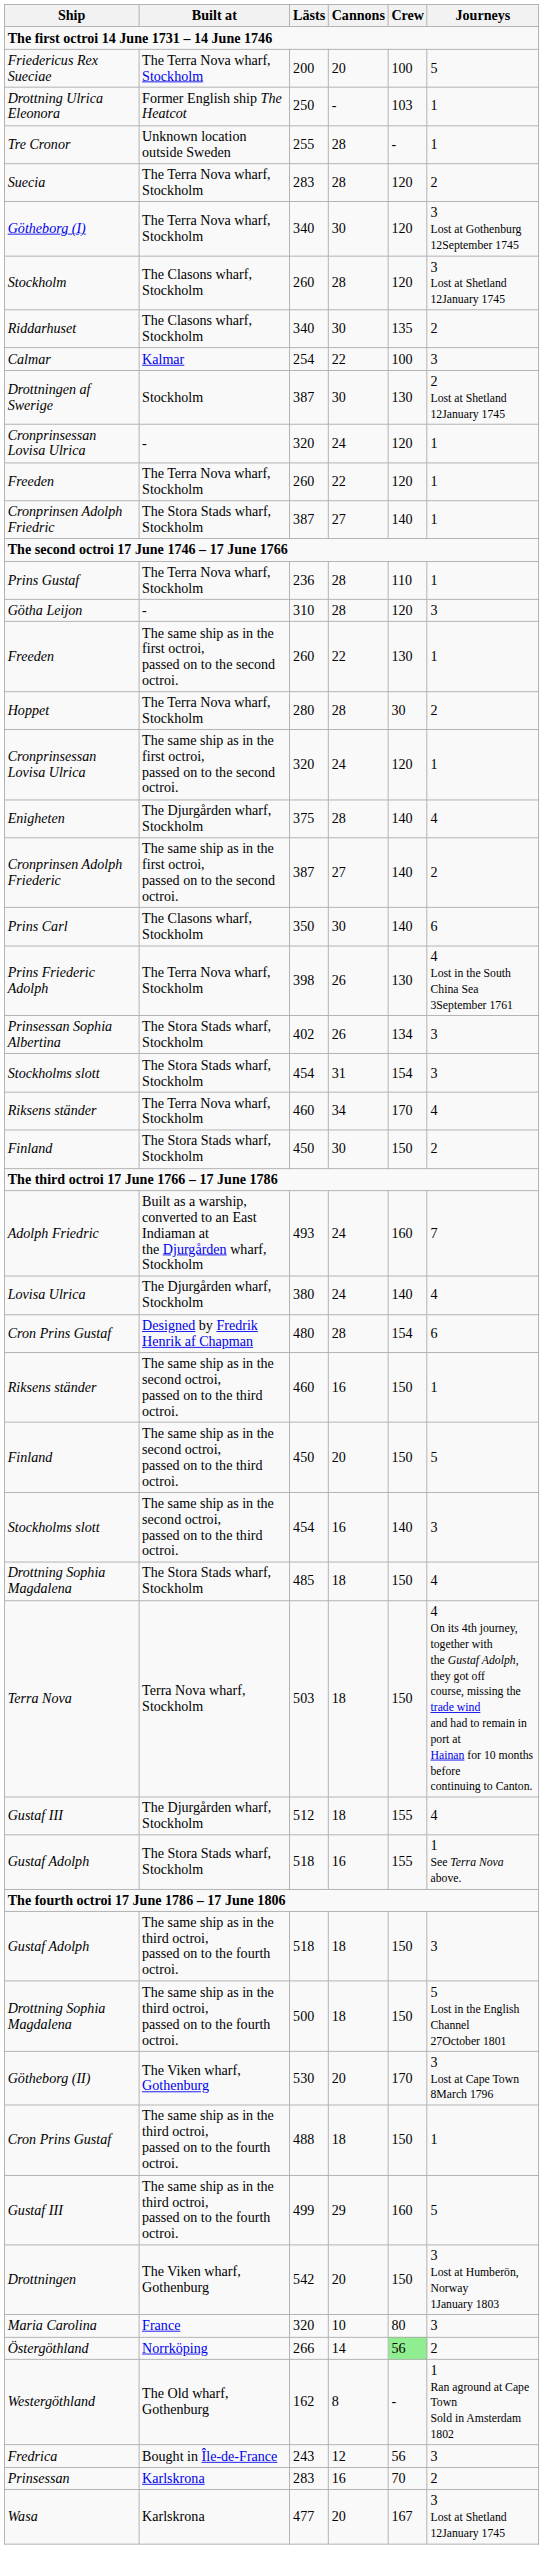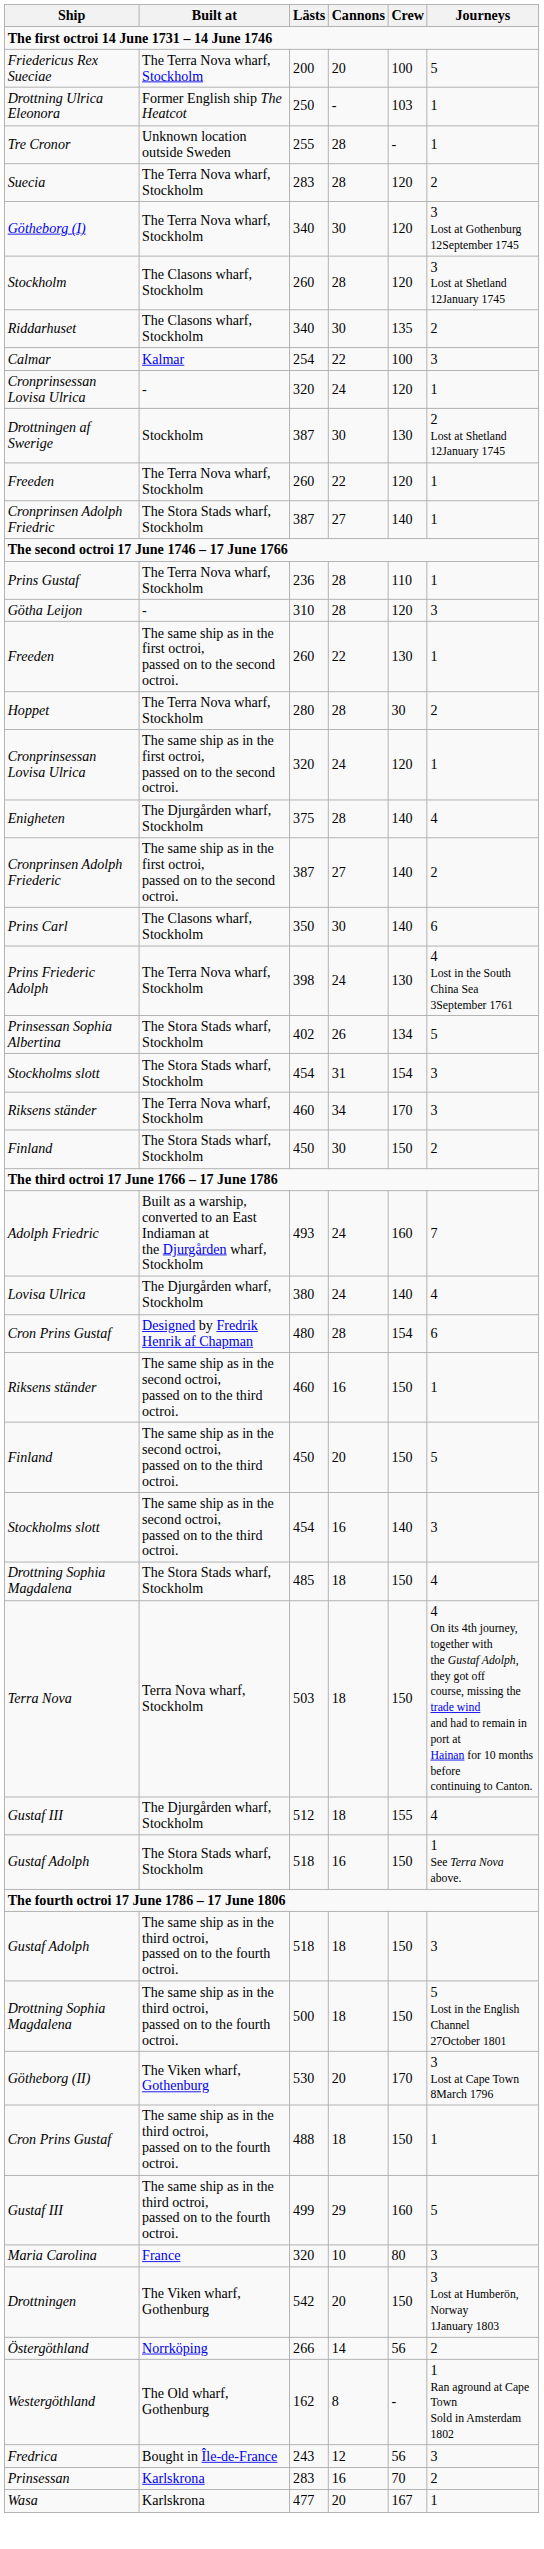rows swapped: (49, 397) <-> (52, 443)
(339, 980) 26 -> (339, 980) 24
(434, 1034) 3 -> (434, 1034) 5
(434, 1111) 4 -> (434, 1111) 3
(402, 1862) 155 -> (402, 1862) 150
rows swapped: (42, 2279) <-> (52, 2325)
(398, 2348) lightgreen background -> (398, 2348) no background
(469, 2516) 3 Lost at Shetland 12January 1745 -> (434, 2500) 1
